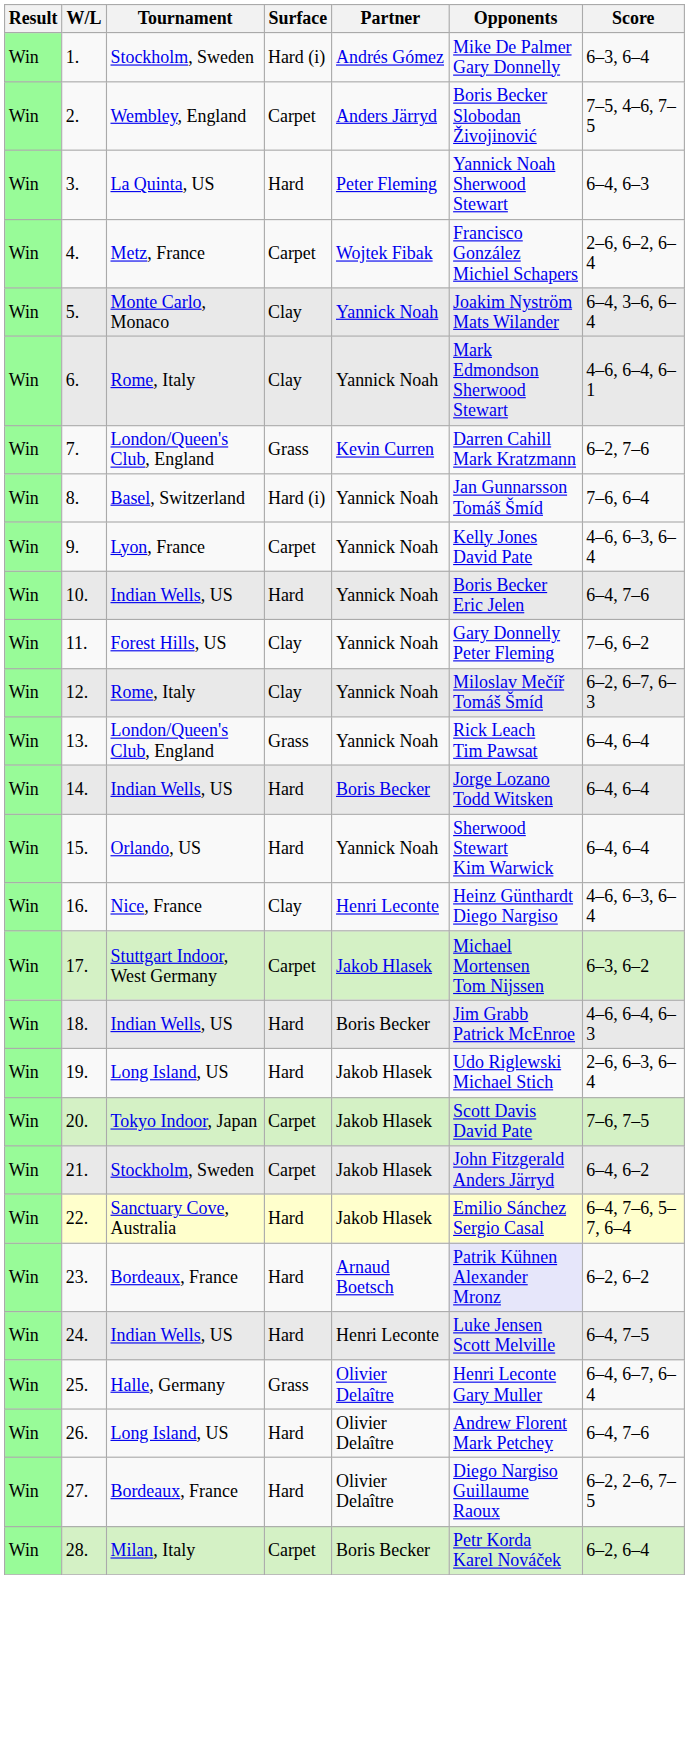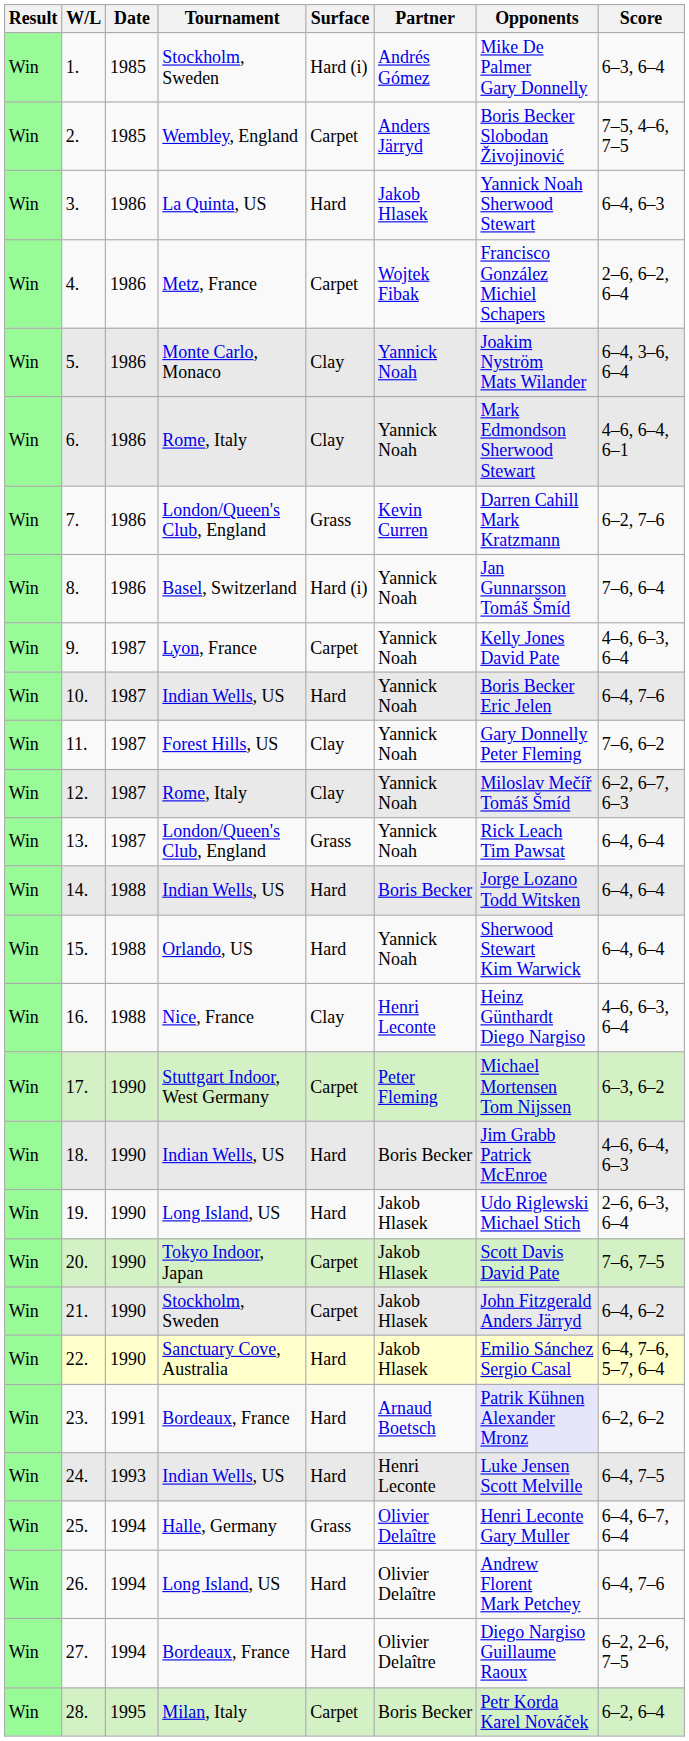+ column: (132, 18)
(387, 184) Peter Fleming -> (403, 204) Jakob Hlasek
(384, 965) Jakob Hlasek -> (408, 1086) Peter Fleming
